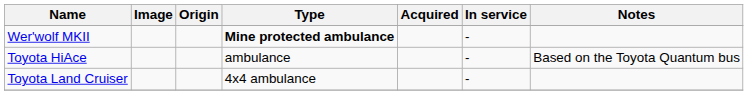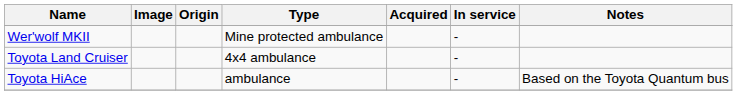(310, 36) bold -> (304, 36) normal
rows swapped: (68, 79) <-> (47, 57)
